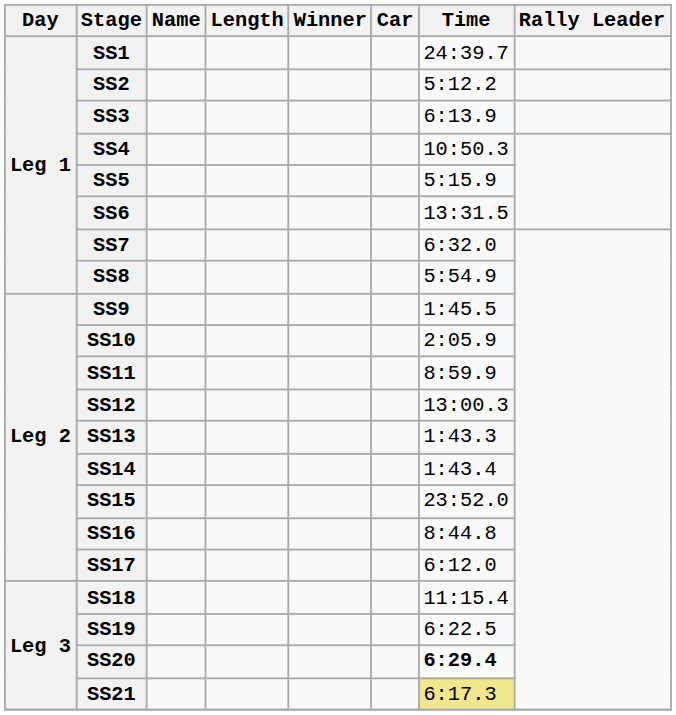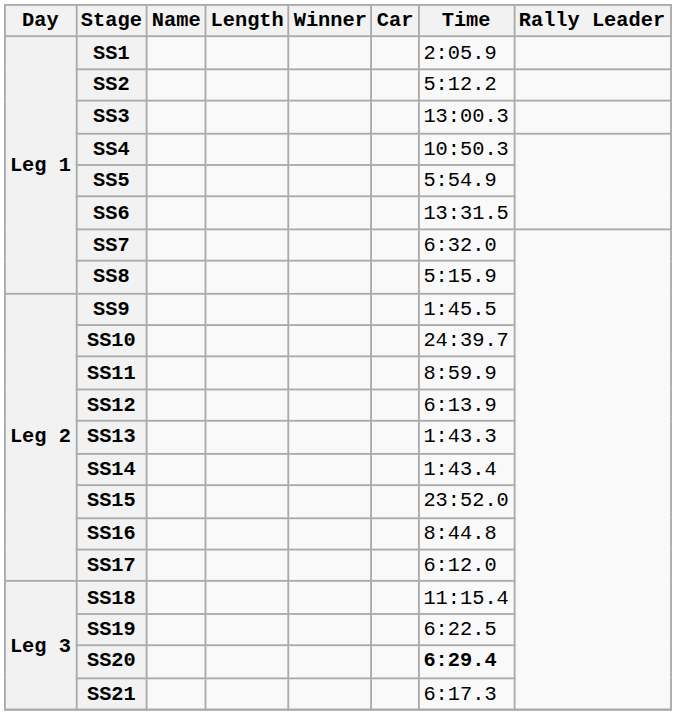(466, 53) 24:39.7 -> (460, 53) 2:05.9
(460, 117) 6:13.9 -> (466, 117) 13:00.3
(460, 181) 5:15.9 -> (460, 181) 5:54.9
(460, 277) 5:54.9 -> (460, 277) 5:15.9
(460, 341) 2:05.9 -> (466, 341) 24:39.7
(466, 405) 13:00.3 -> (460, 405) 6:13.9
(460, 694) khaki background -> (460, 694) no background
